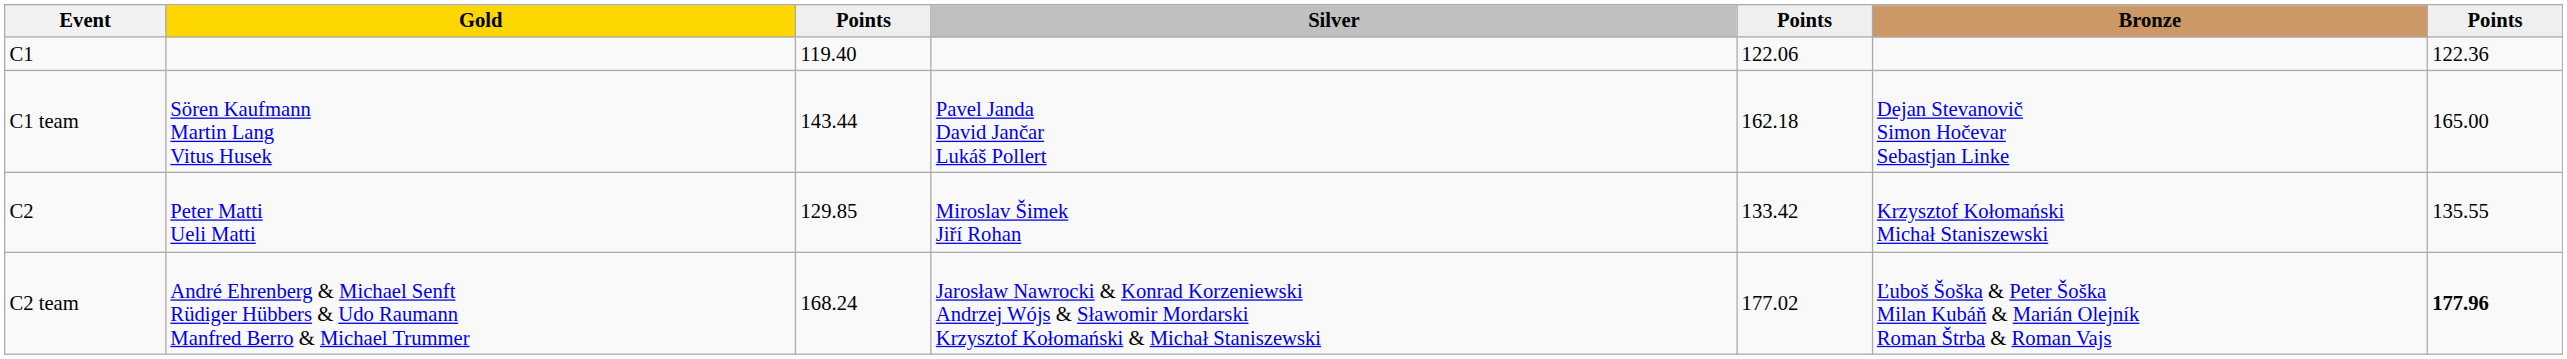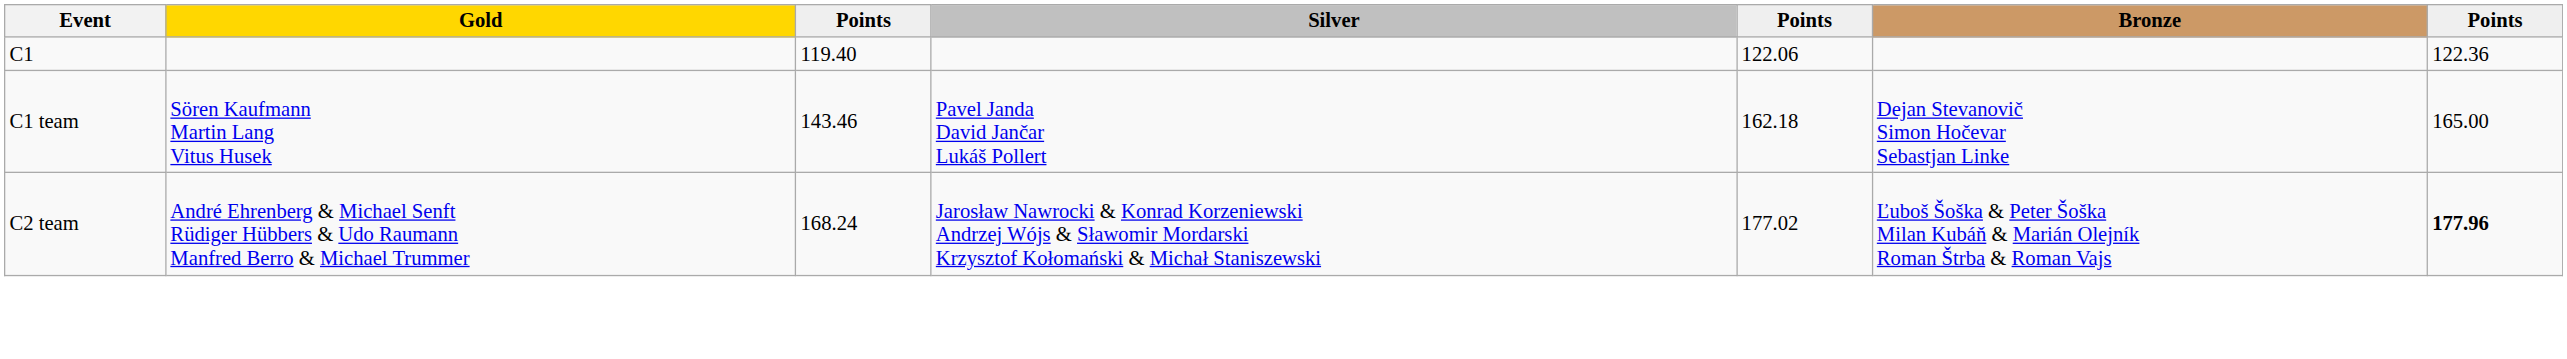(829, 121) 143.44 -> (829, 121) 143.46
- row: (21, 211)
